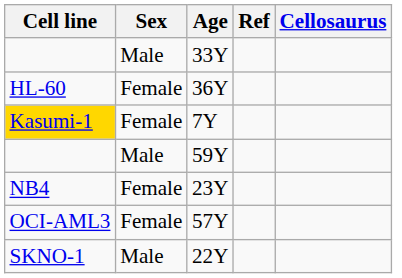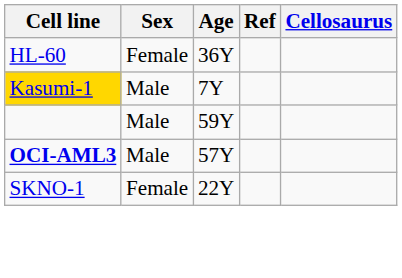- row: (210, 54)
(151, 121) Female -> (148, 88) Male
- row: (210, 188)
(60, 222) normal -> (63, 155) bold
(151, 222) Female -> (148, 155) Male
(142, 255) Male -> (157, 188) Female
